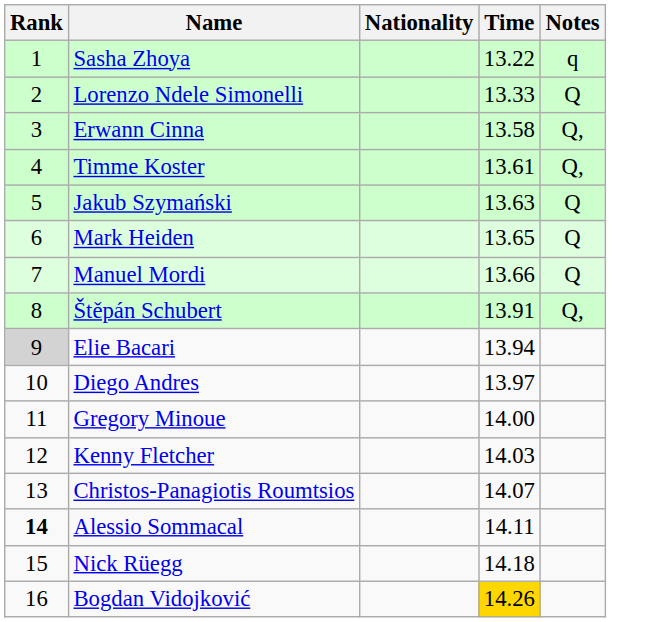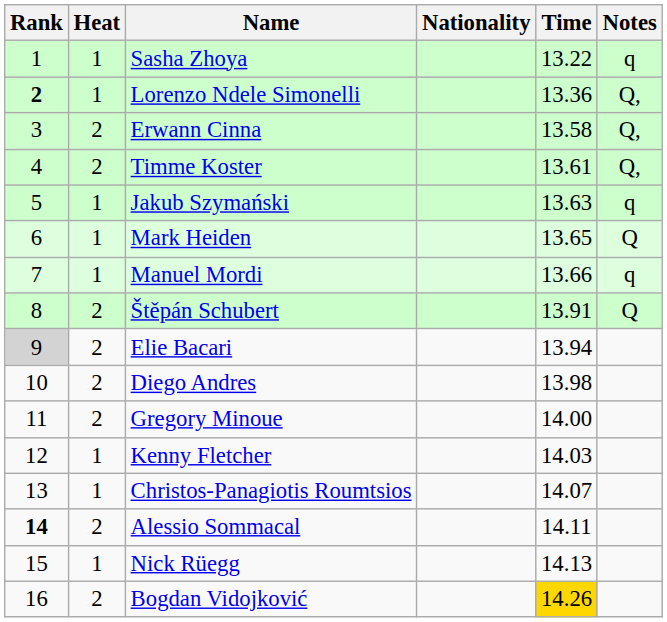+ column: (97, 22)
(36, 94) normal -> (36, 94) bold
(509, 94) 13.33 -> (567, 94) 13.36
(573, 94) Q -> (630, 94) Q,
(573, 202) Q -> (630, 202) q
(573, 274) Q -> (630, 274) q
(573, 310) Q, -> (630, 310) Q
(509, 382) 13.97 -> (567, 382) 13.98
(509, 563) 14.18 -> (567, 563) 14.13
